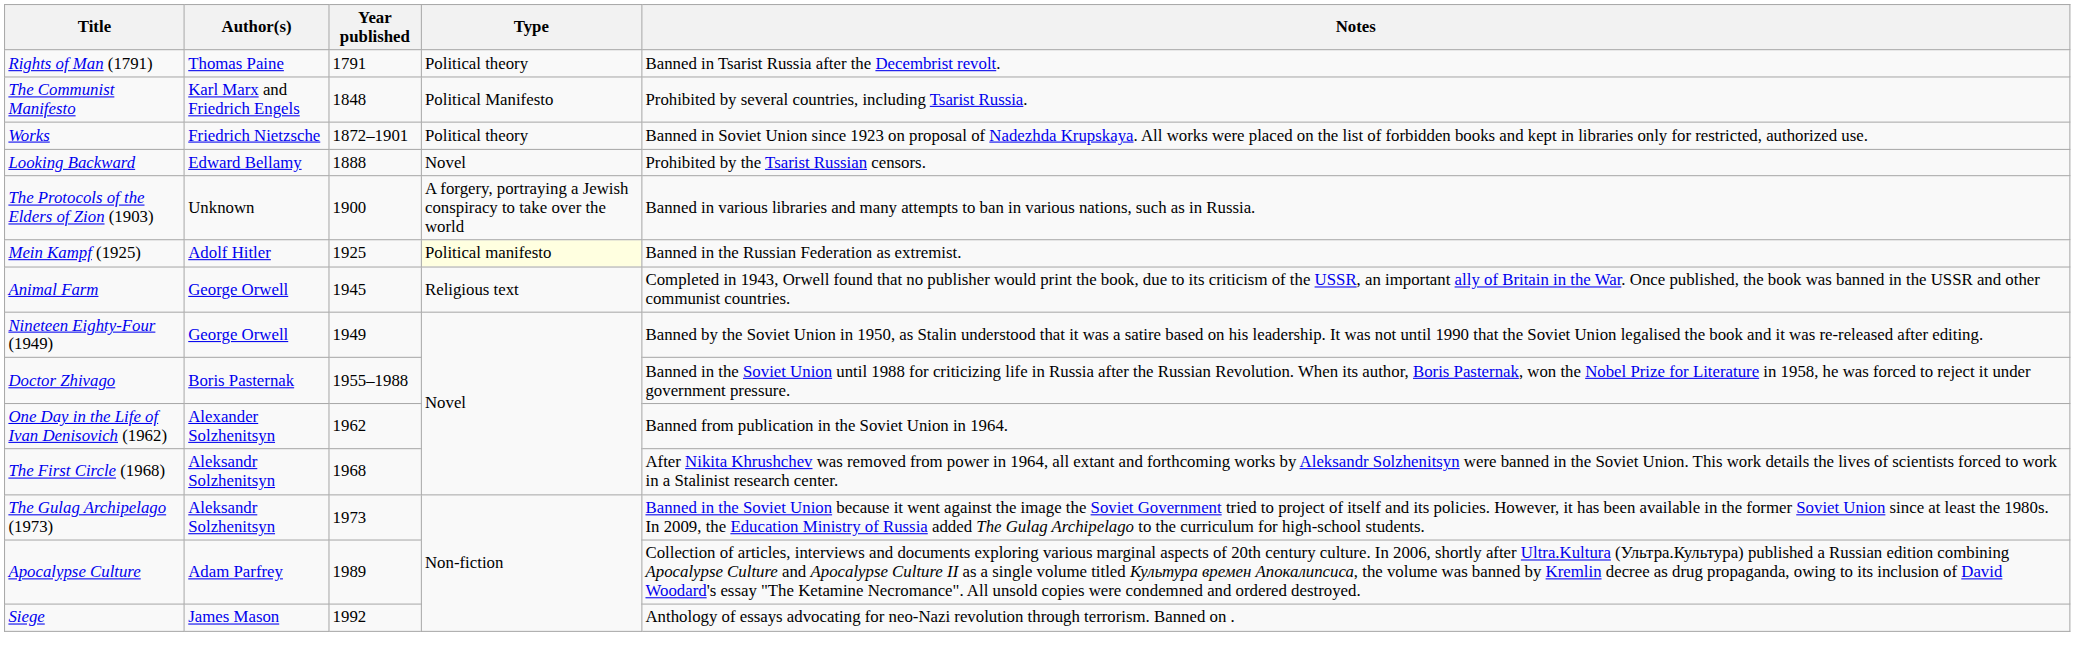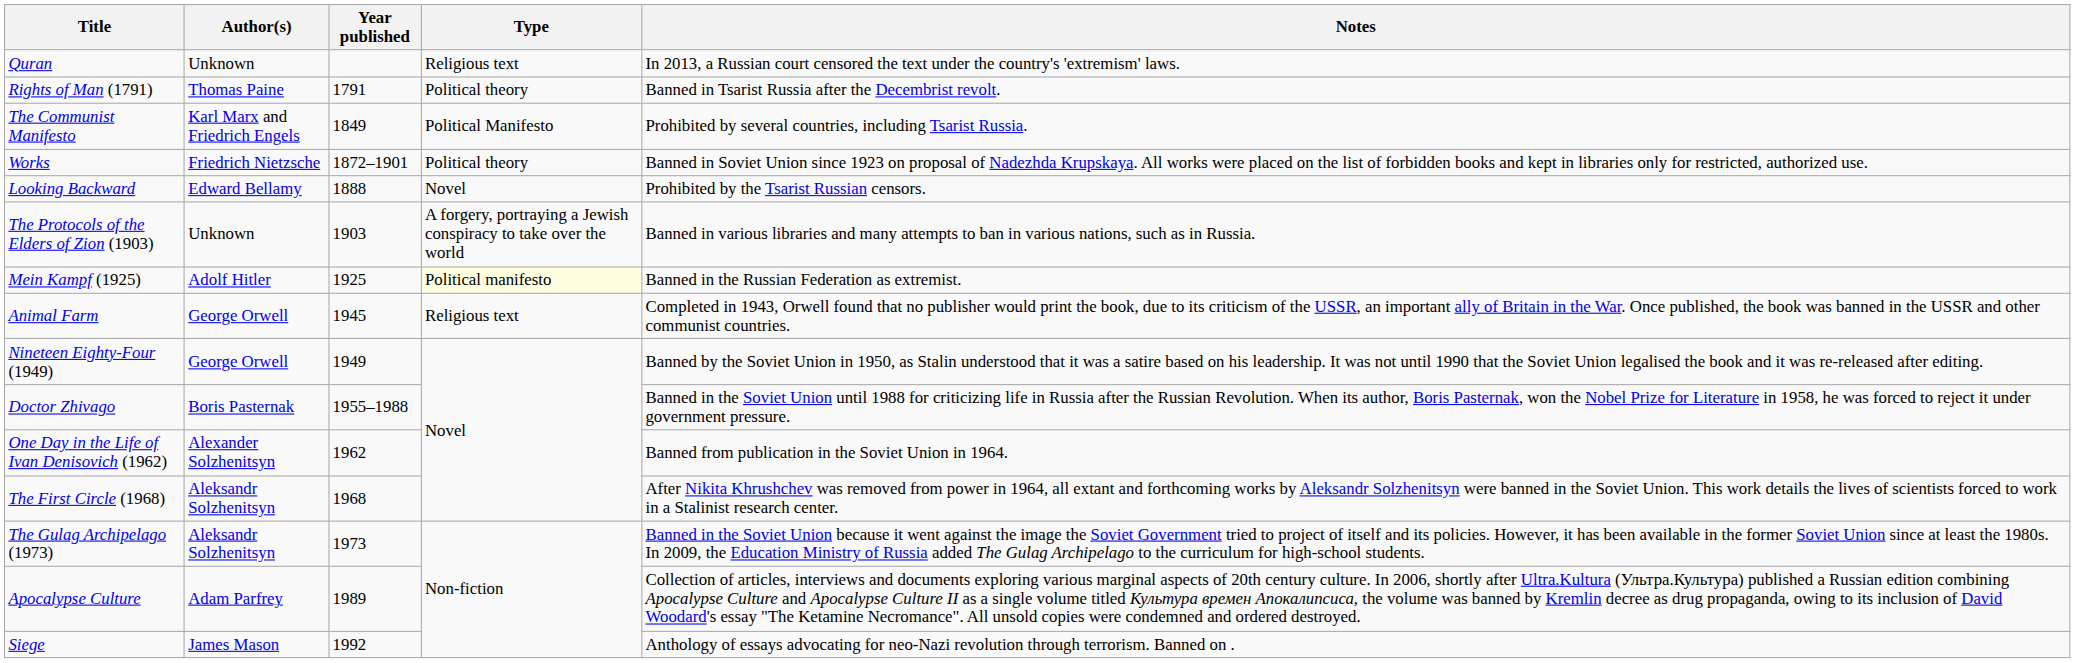+ row: (30, 63)
(349, 99) 1848 -> (349, 126) 1849
(349, 207) 1900 -> (349, 234) 1903
